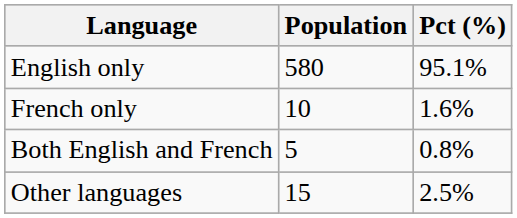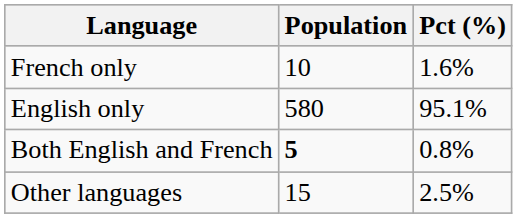rows swapped: (78, 66) <-> (74, 108)
(291, 150) normal -> (291, 150) bold
